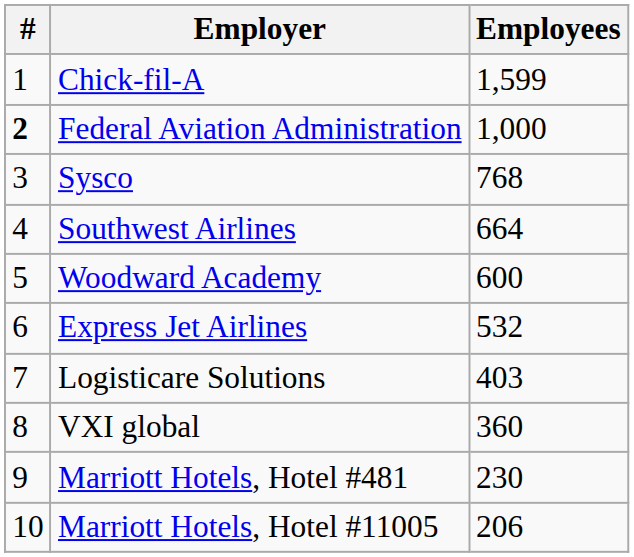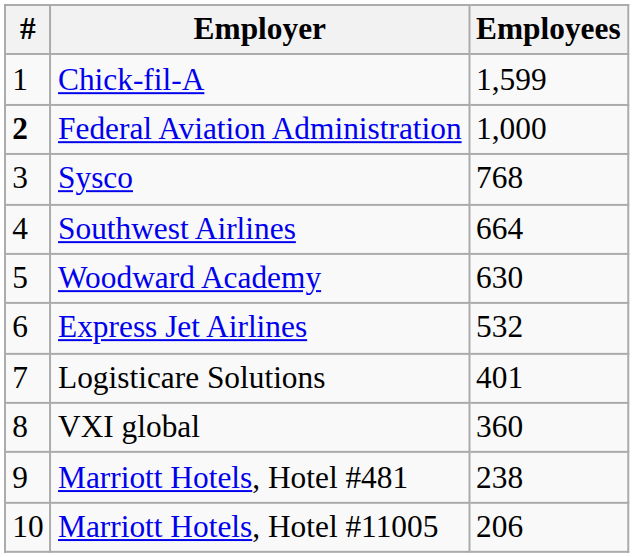(500, 278) 600 -> (500, 278) 630
(500, 377) 403 -> (500, 377) 401
(500, 476) 230 -> (500, 476) 238
